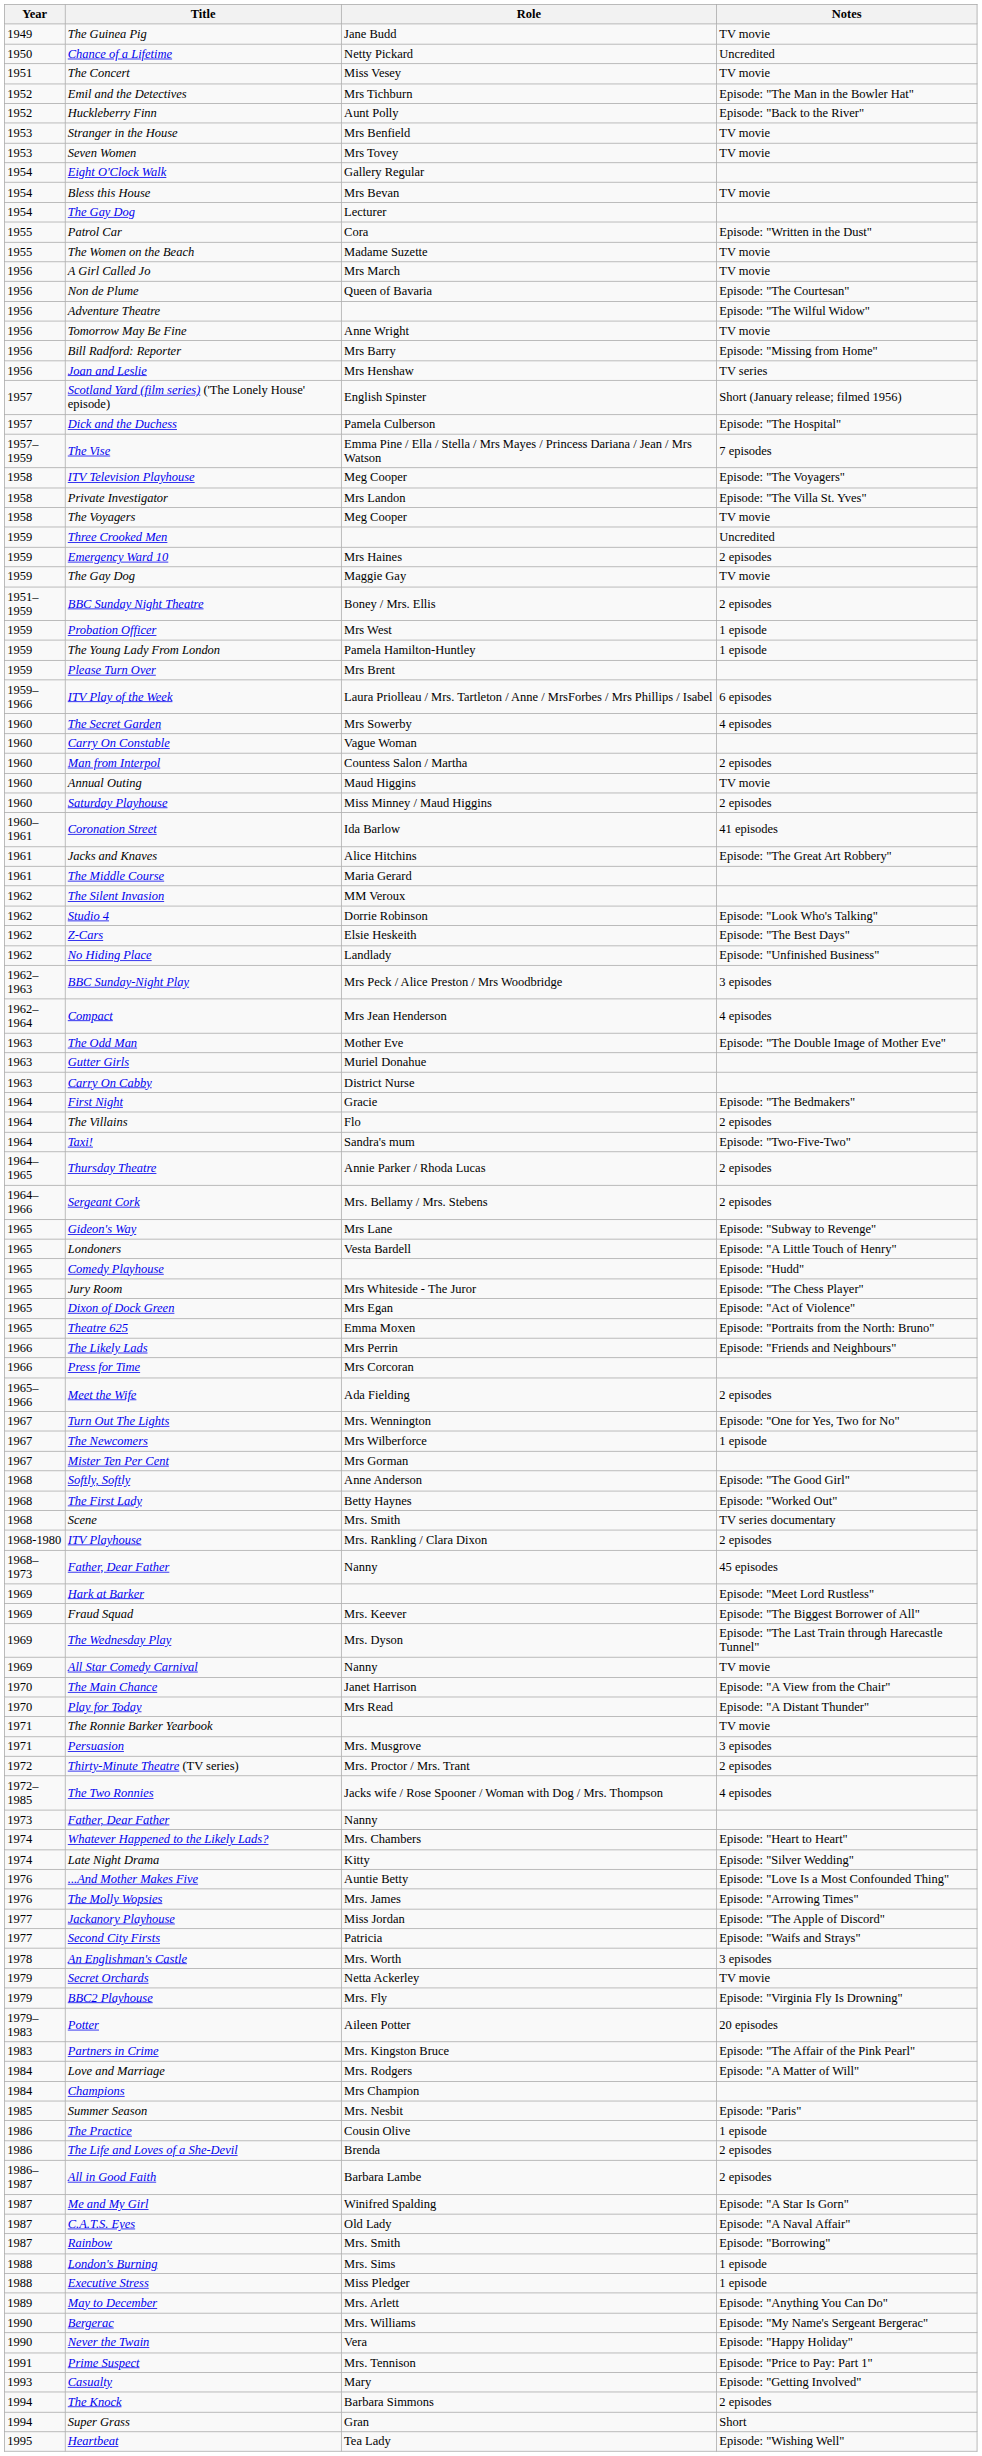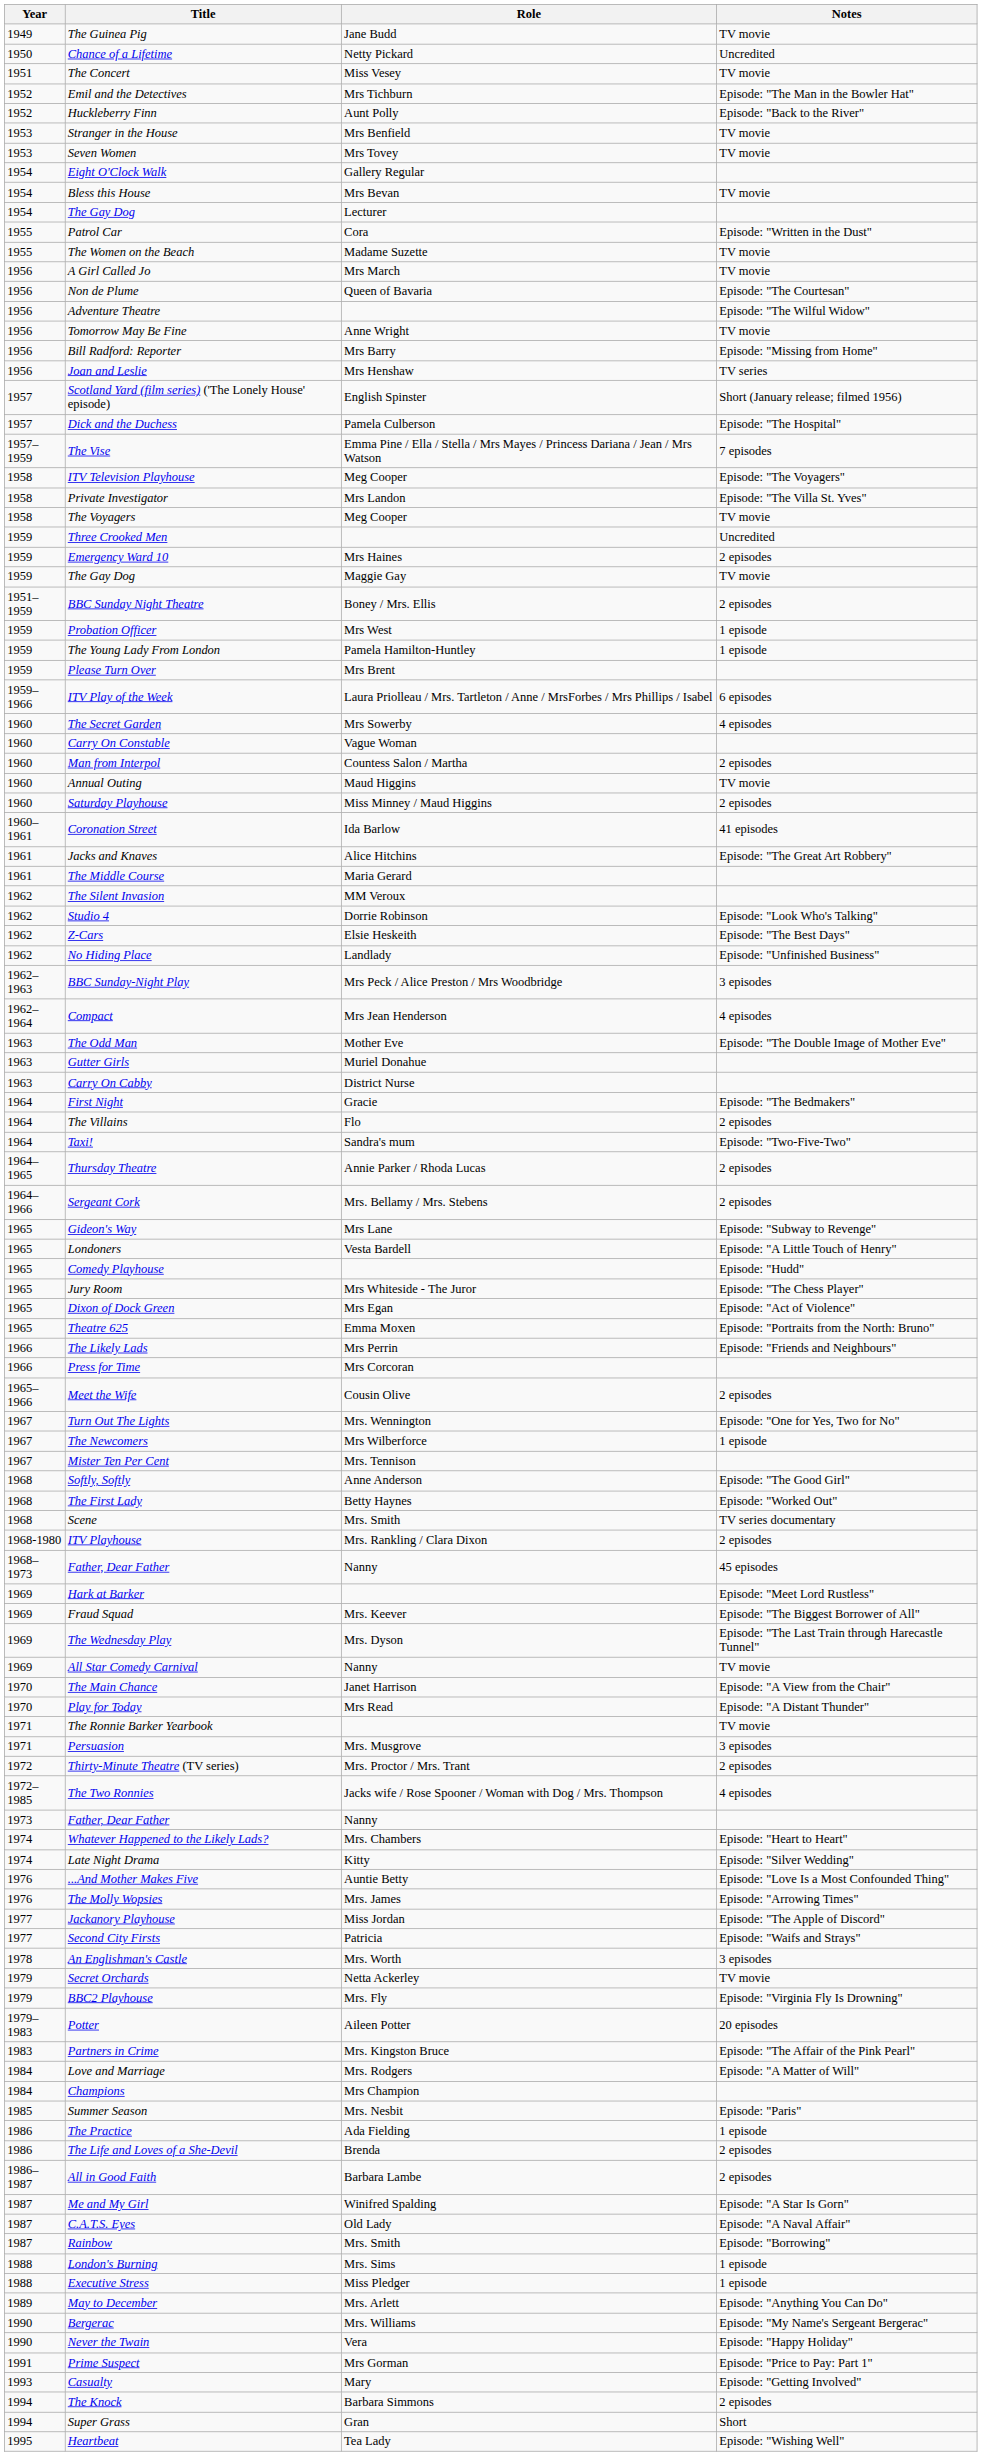(377, 1394) Ada Fielding -> (377, 1394) Cousin Olive
(376, 1461) Mrs Gorman -> (380, 1461) Mrs. Tennison
(377, 2130) Cousin Olive -> (377, 2130) Ada Fielding
(380, 2362) Mrs. Tennison -> (376, 2362) Mrs Gorman
